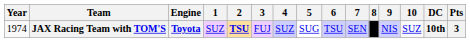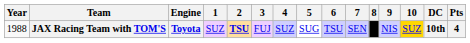(17, 28) 1974 -> (17, 28) 1988
(412, 28) no background -> (412, 28) gold background
(457, 28) 3 -> (457, 28) 4
